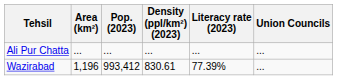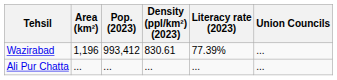rows swapped: (31, 67) <-> (38, 51)
